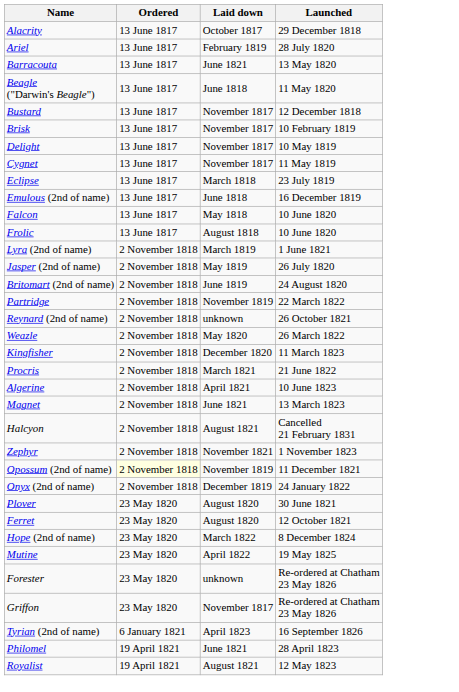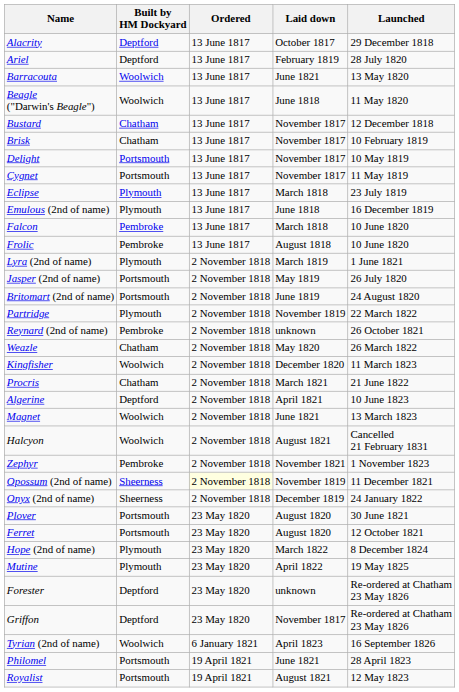+ column: (153, 19)
(225, 215) May 1818 -> (302, 227) March 1818
